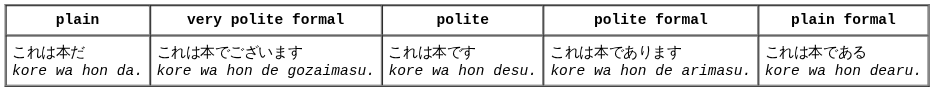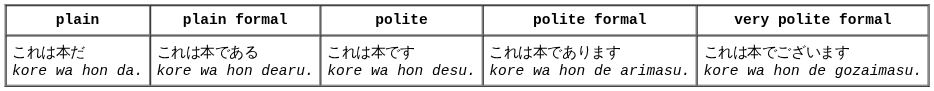columns swapped: (843, 20) <-> (266, 20)
